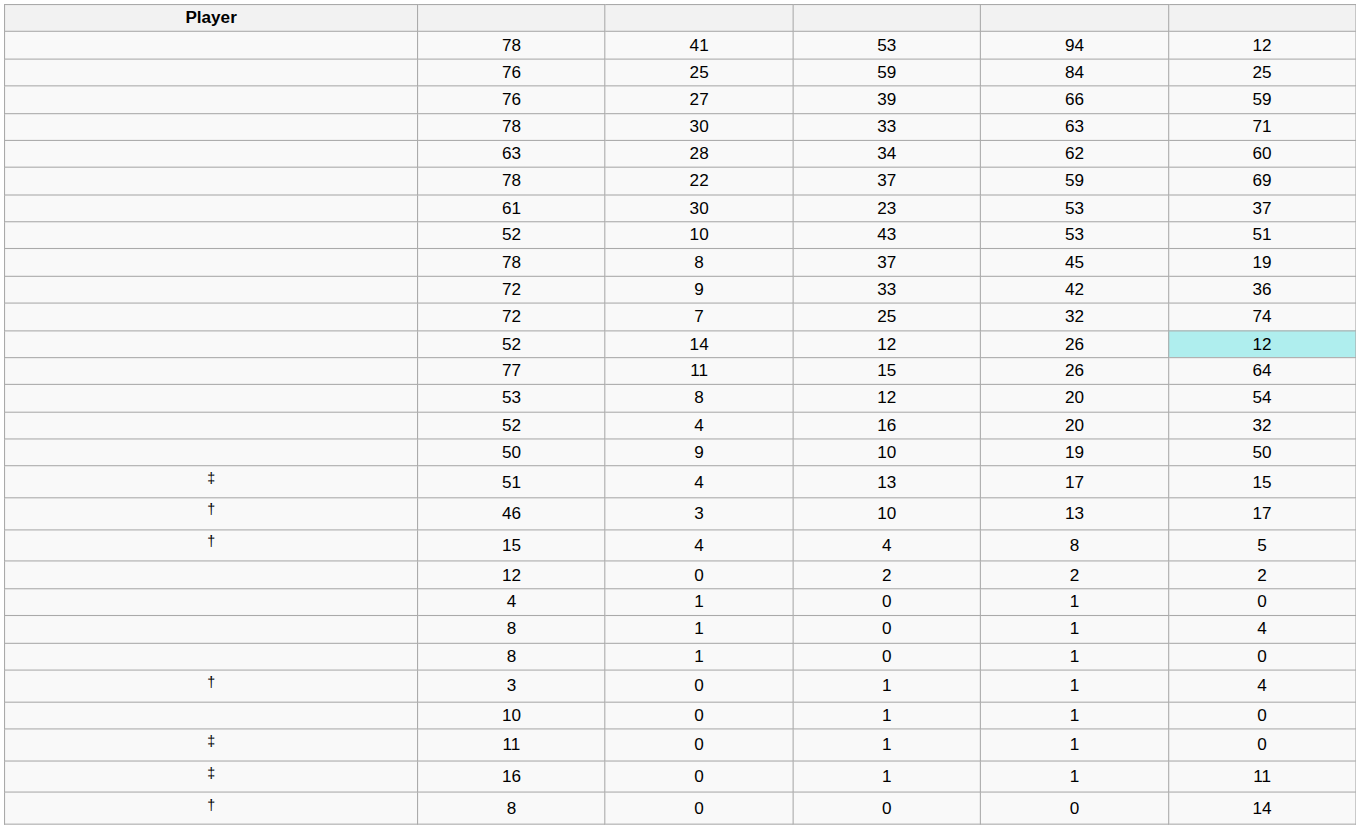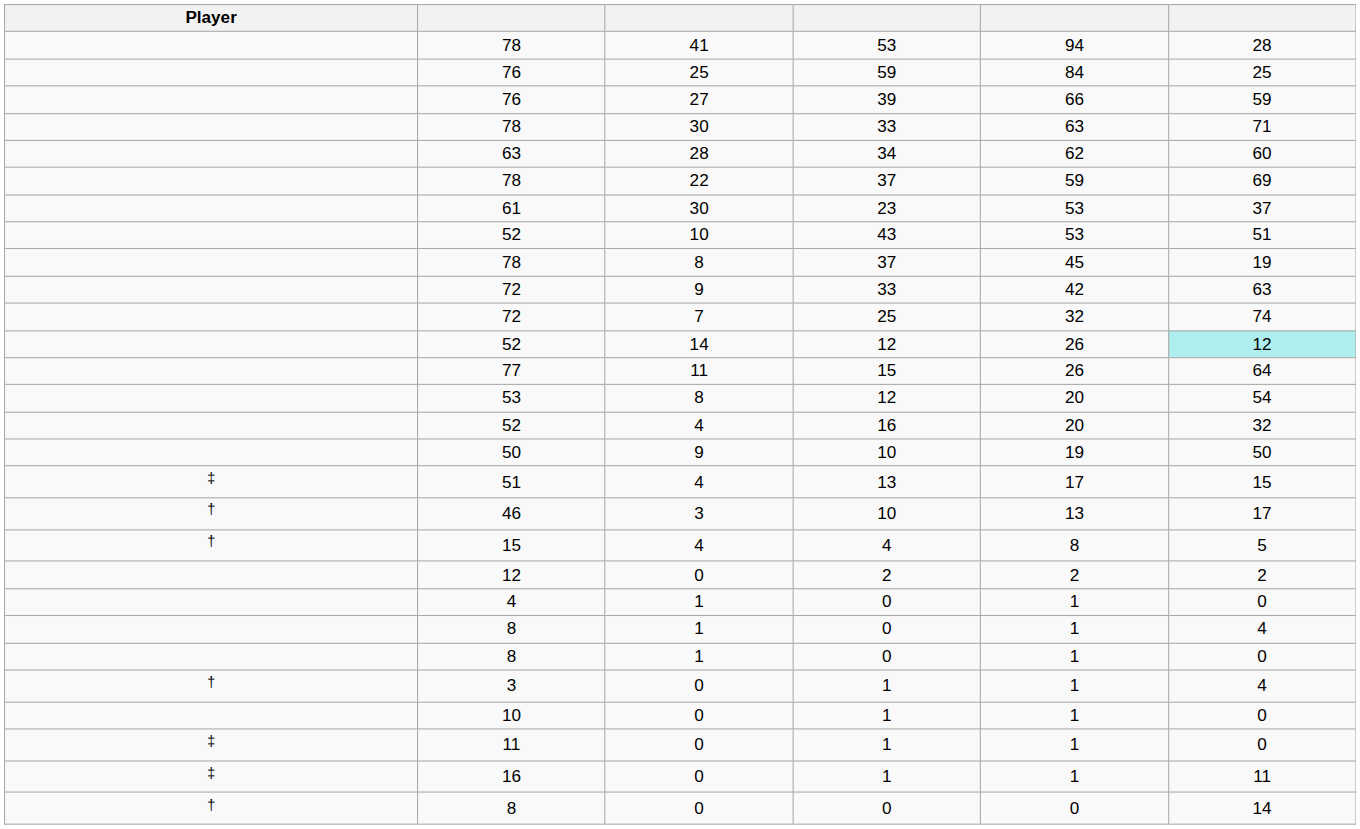(1262, 45) 12 -> (1262, 45) 28
(1262, 289) 36 -> (1262, 289) 63
